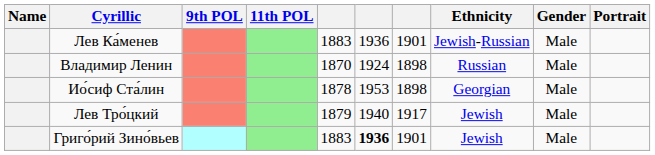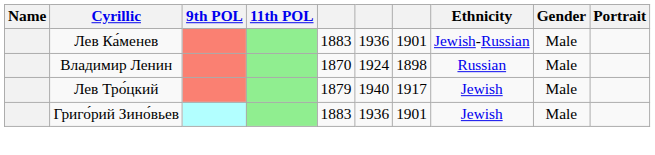- row: (116, 89)
(374, 138) bold -> (374, 114) normal
